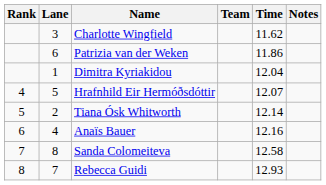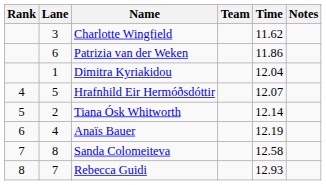(269, 131) 12.16 -> (269, 131) 12.19
